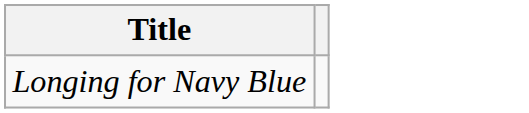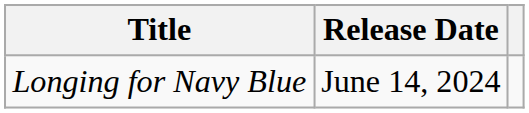+ column: (411, 30)
